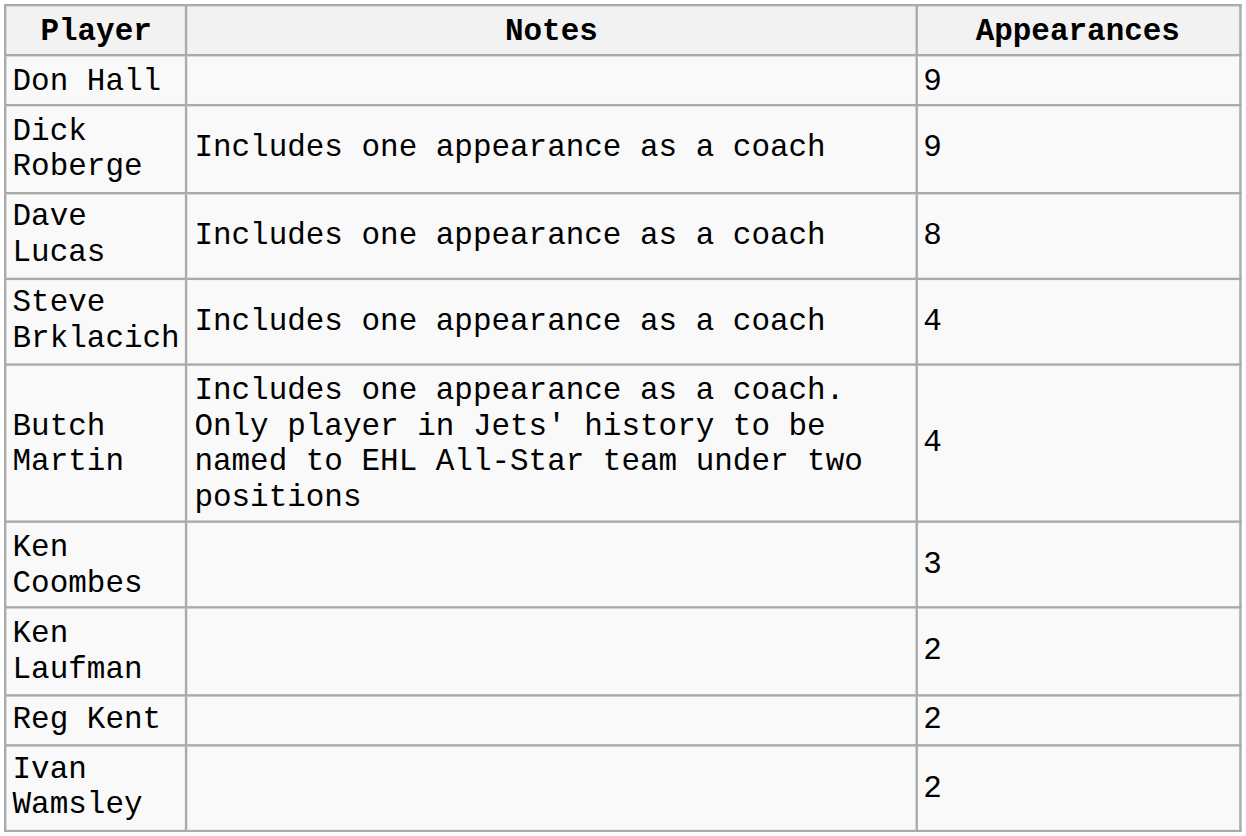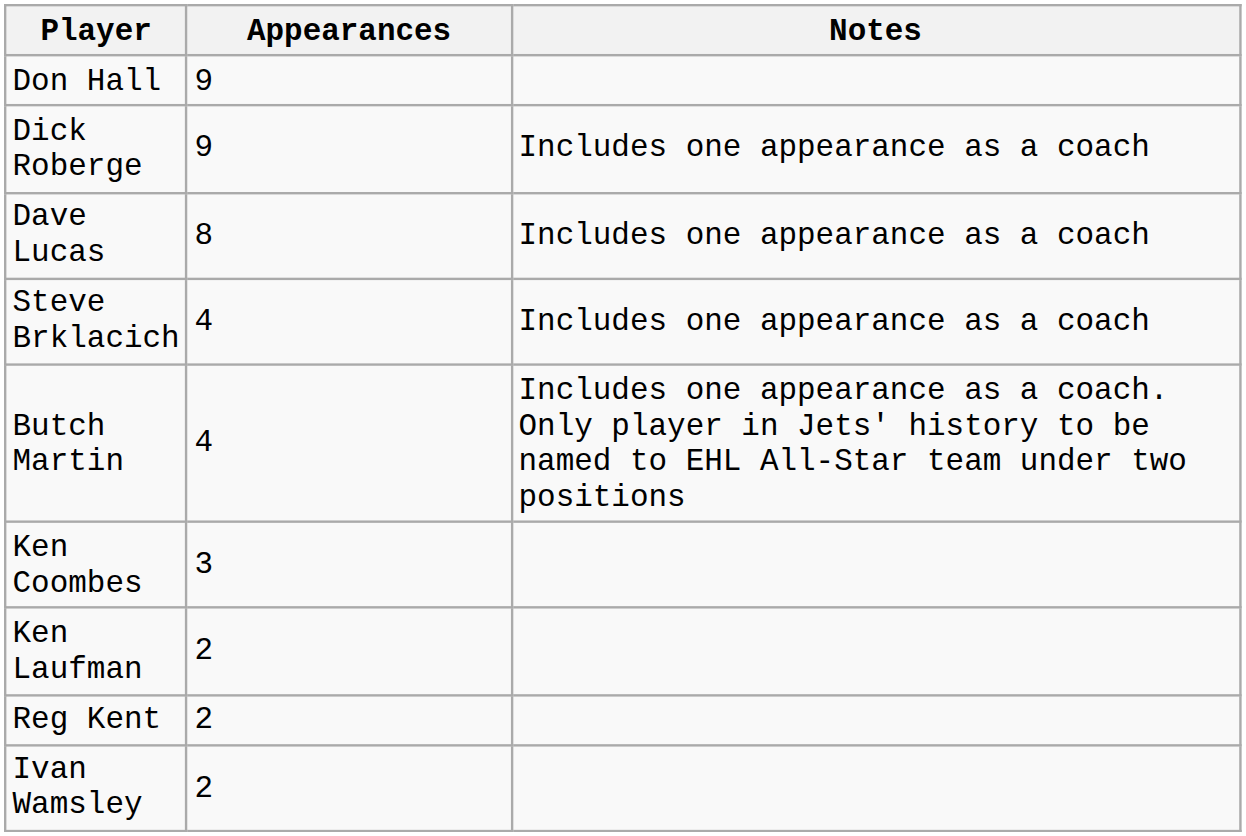columns swapped: (1078, 30) <-> (551, 30)
